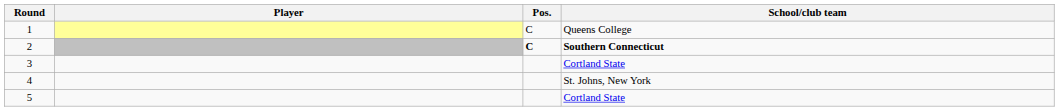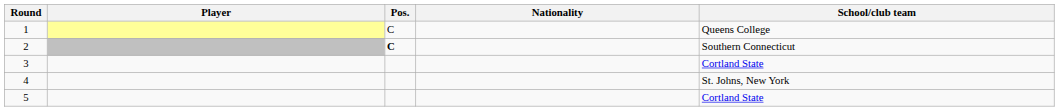+ column: (557, 13)
(614, 47) bold -> (748, 47) normal
